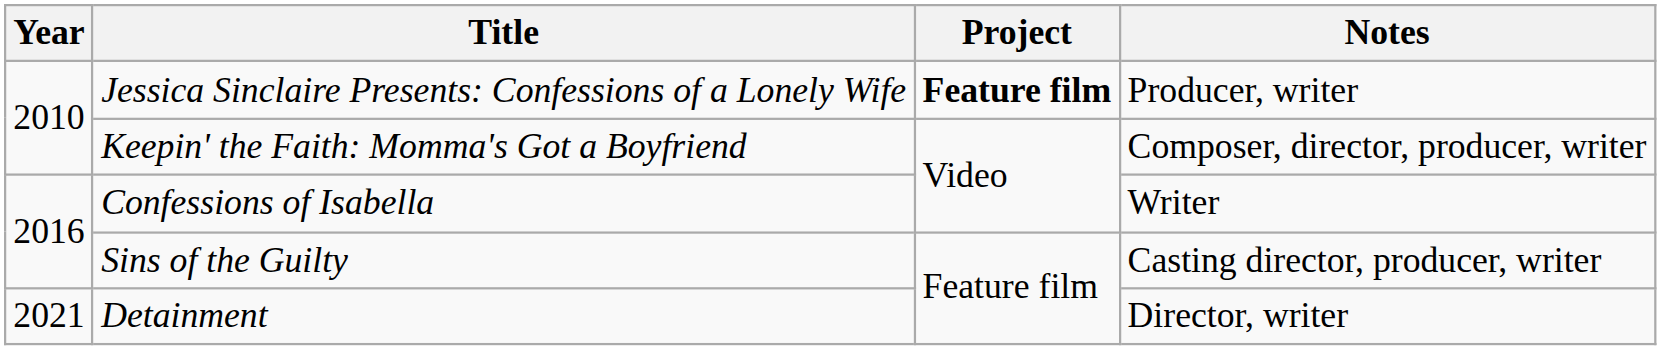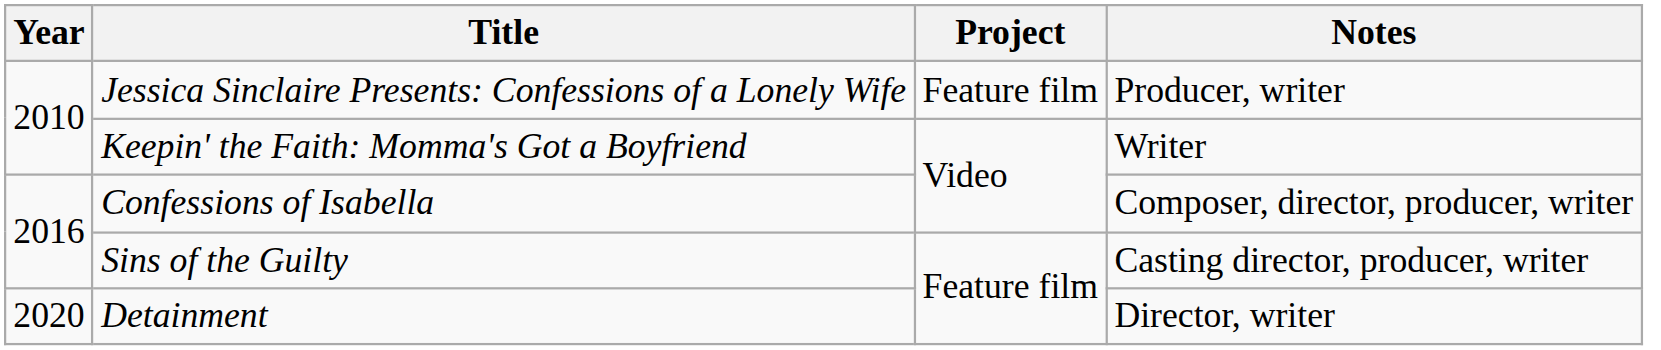(1017, 89) bold -> (1010, 89) normal
(1387, 145) Composer, director, producer, writer -> (1160, 145) Writer
(1173, 202) Writer -> (1374, 202) Composer, director, producer, writer
(49, 315) 2021 -> (49, 315) 2020
